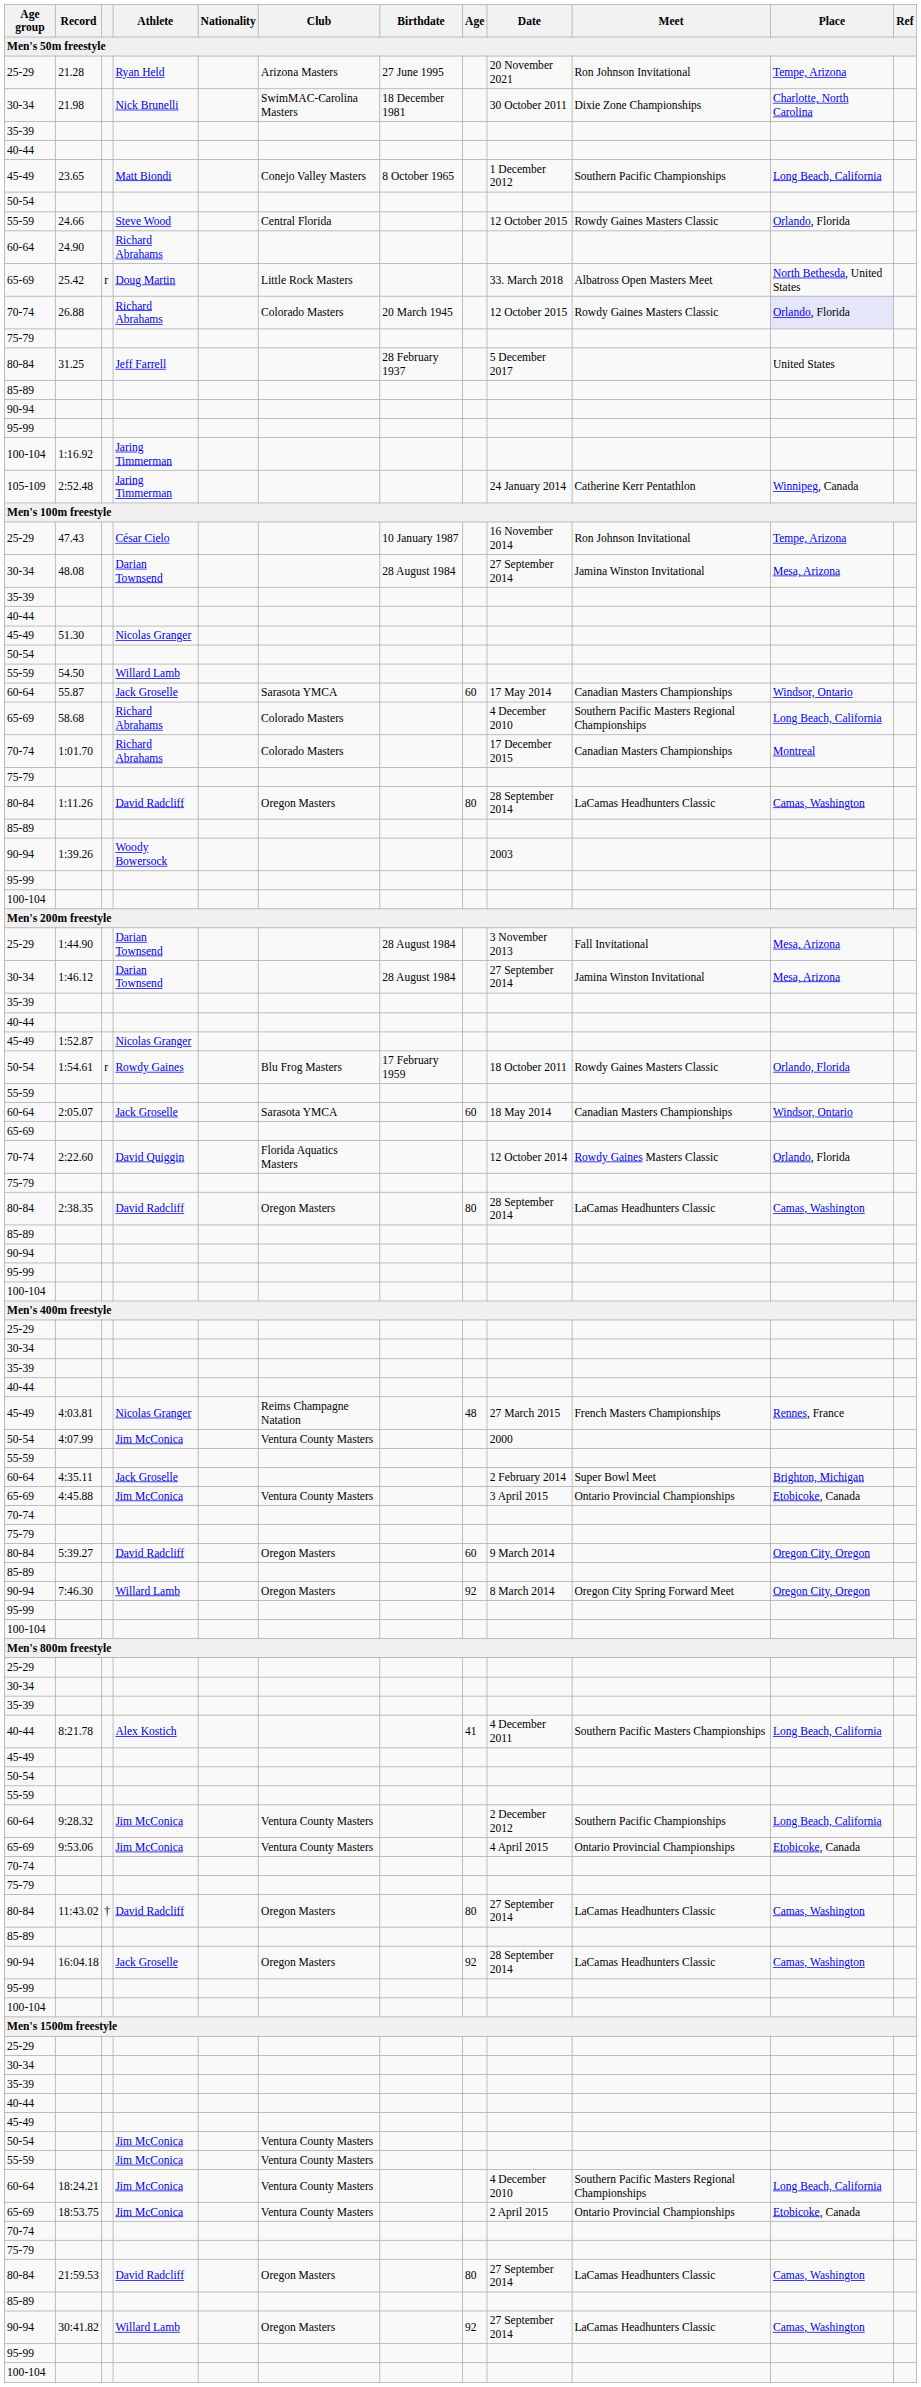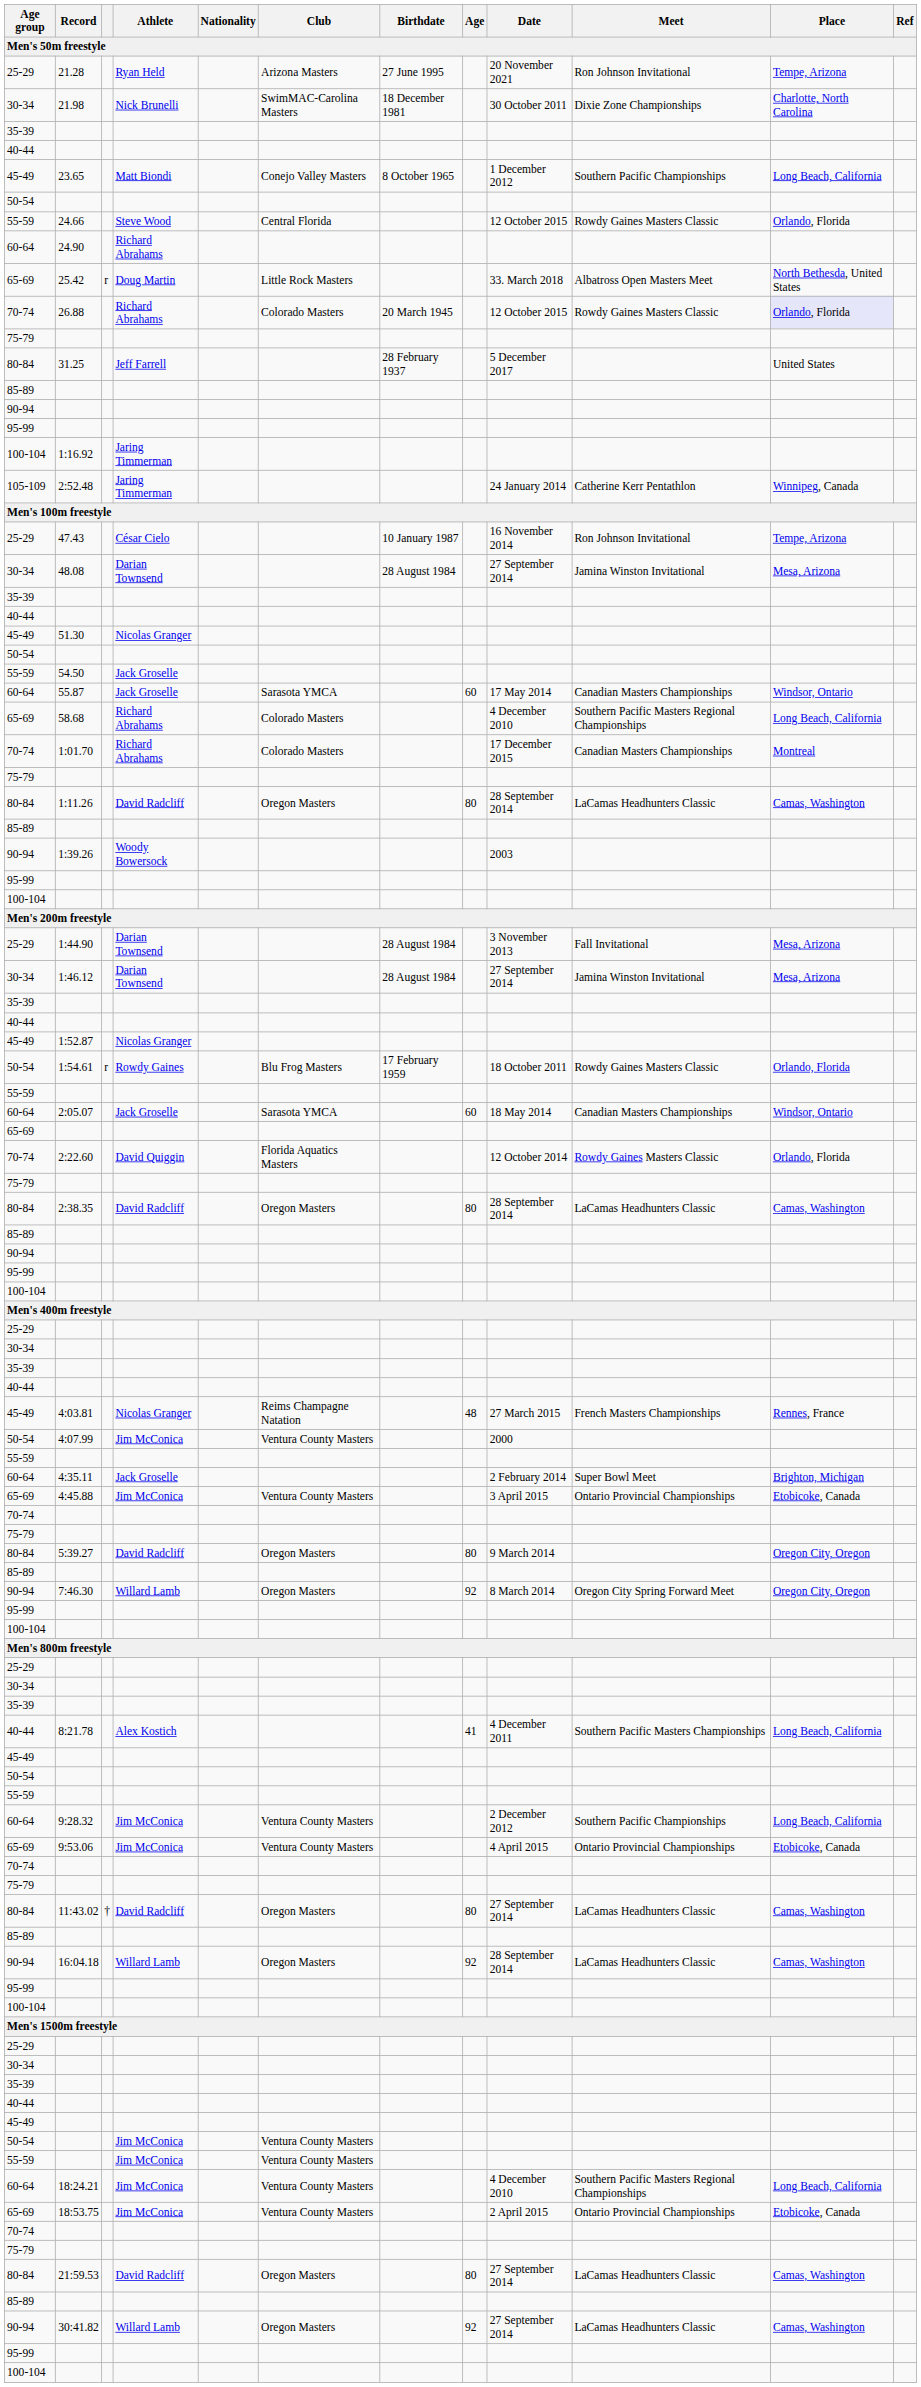(148, 673) Willard Lamb -> (147, 673) Jack Groselle
(471, 1553) 60 -> (471, 1553) 80
(147, 1963) Jack Groselle -> (148, 1963) Willard Lamb
